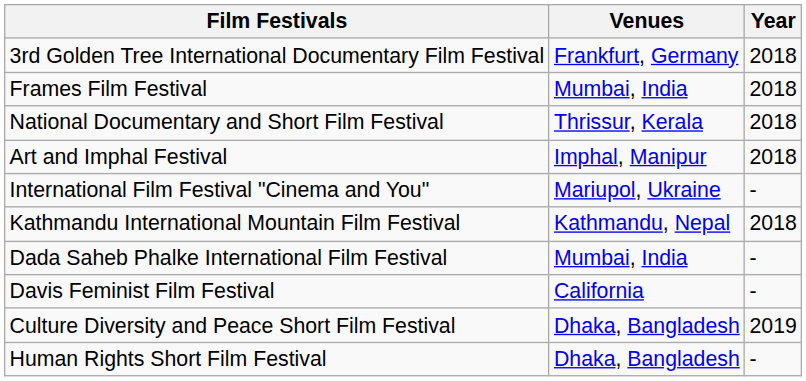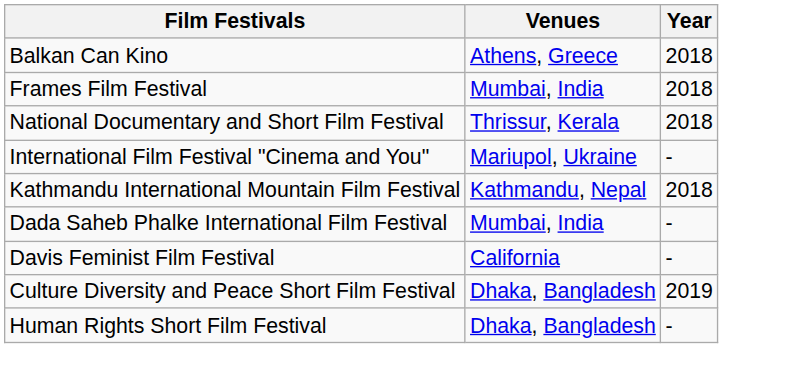- row: (277, 55)
+ row: (89, 55)
- row: (118, 156)
